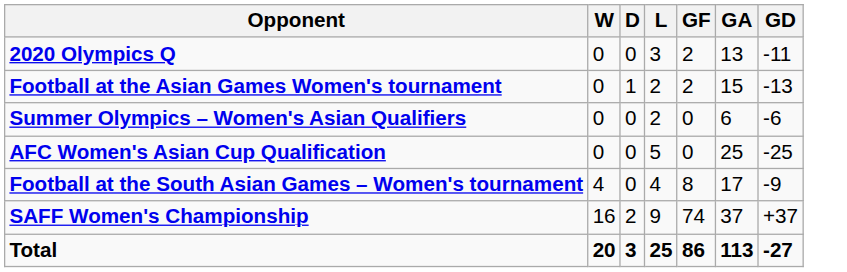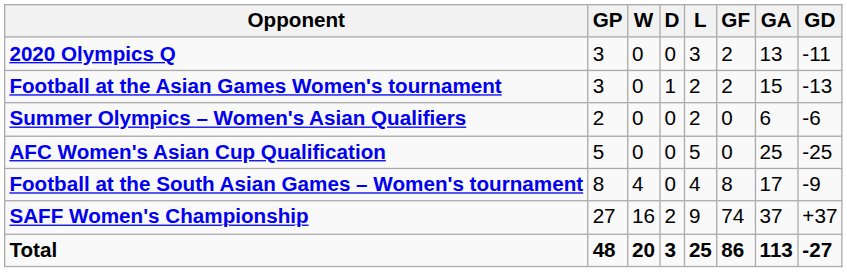+ column: (608, 20)
